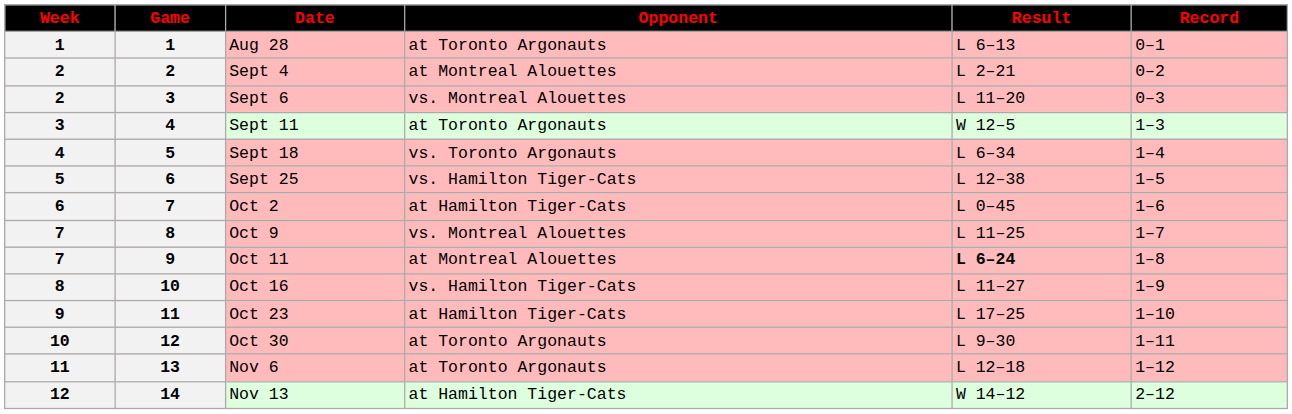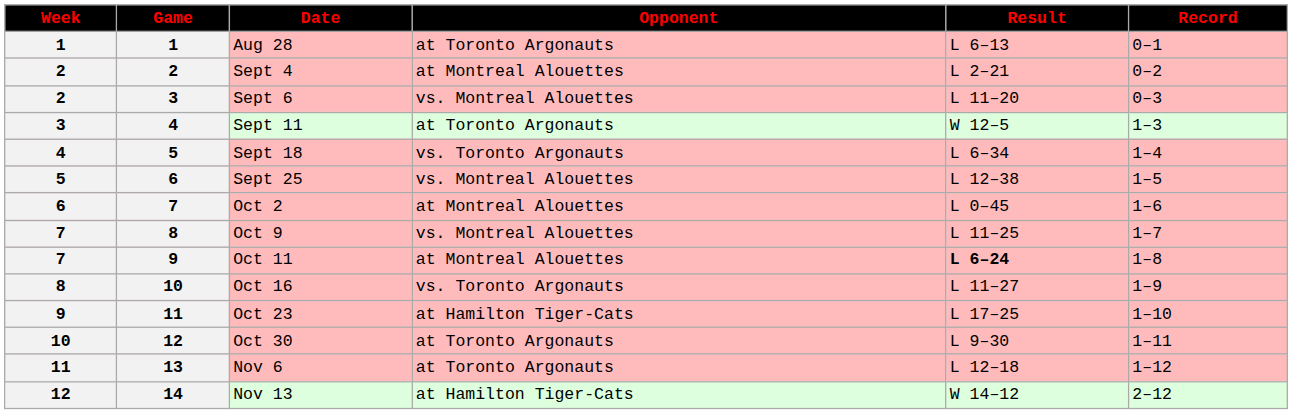(522, 180) vs. Hamilton Tiger-Cats -> (525, 180) vs. Montreal Alouettes
(517, 206) at Hamilton Tiger-Cats -> (520, 206) at Montreal Alouettes
(522, 287) vs. Hamilton Tiger-Cats -> (520, 287) vs. Toronto Argonauts
